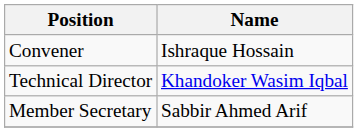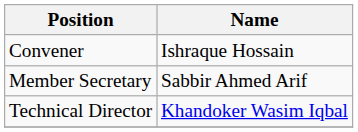rows swapped: (80, 111) <-> (81, 80)
